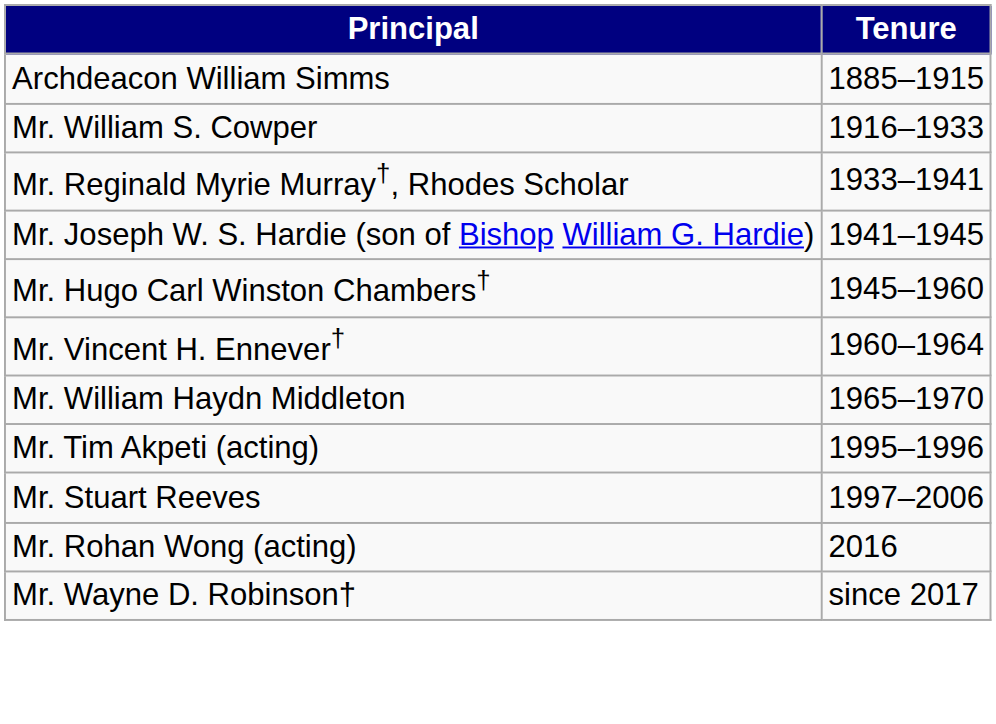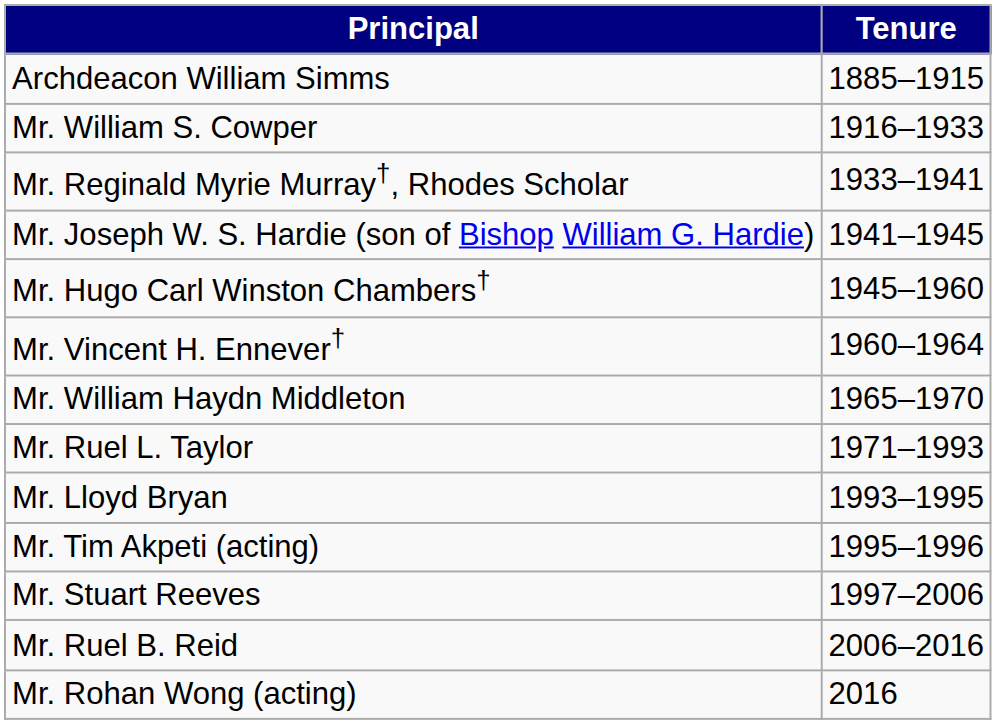+ row: (133, 448)
+ row: (120, 497)
+ row: (125, 645)
- row: (184, 595)
